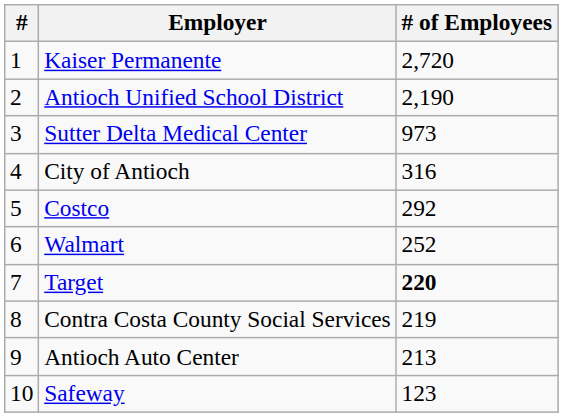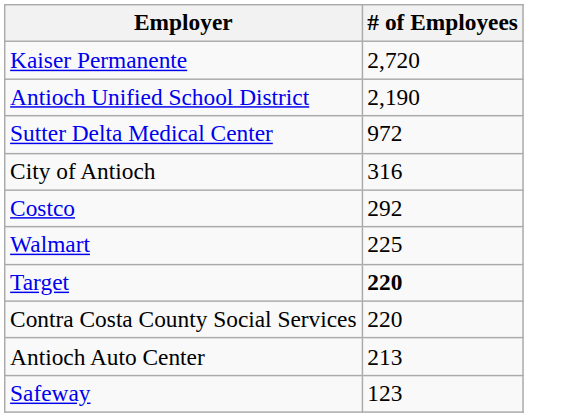- column: (22, 23)
(419, 134) 973 -> (385, 134) 972
(419, 245) 252 -> (385, 245) 225
(419, 319) 219 -> (385, 319) 220
